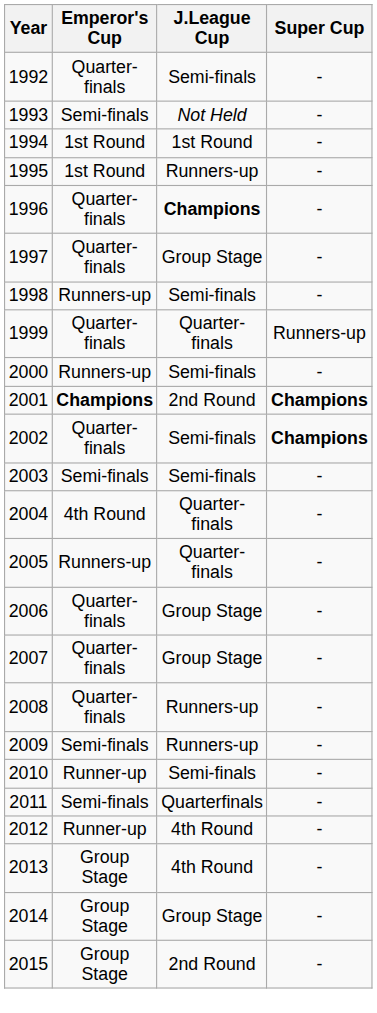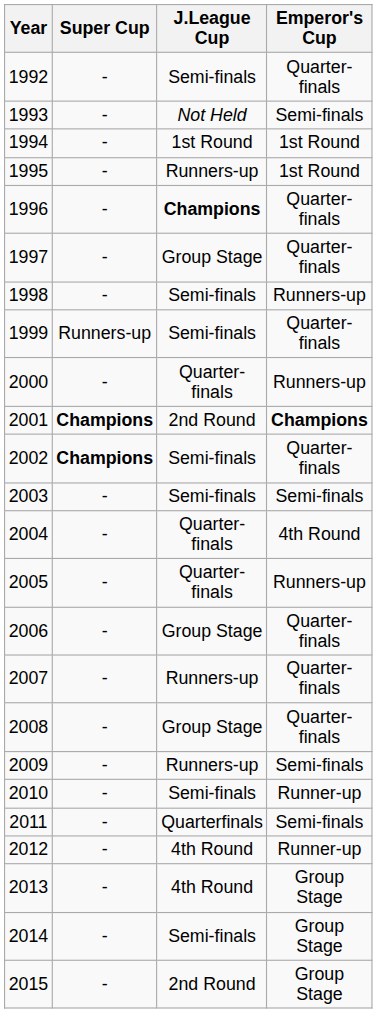columns swapped: (105, 28) <-> (319, 28)
(212, 333) Quarter-finals -> (212, 333) Semi-finals
(212, 371) Semi-finals -> (212, 381) Quarter-finals
(212, 659) Group Stage -> (212, 679) Runners-up
(212, 707) Runners-up -> (212, 727) Group Stage
(212, 916) Group Stage -> (212, 936) Semi-finals
